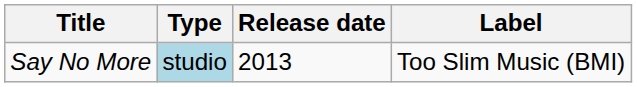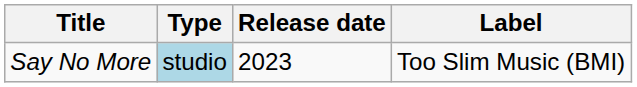(265, 61) 2013 -> (265, 61) 2023
